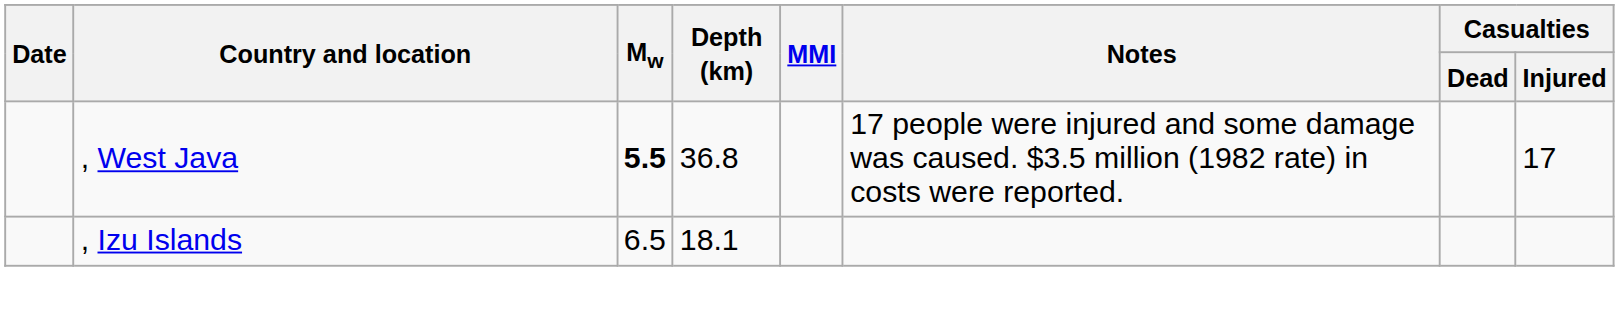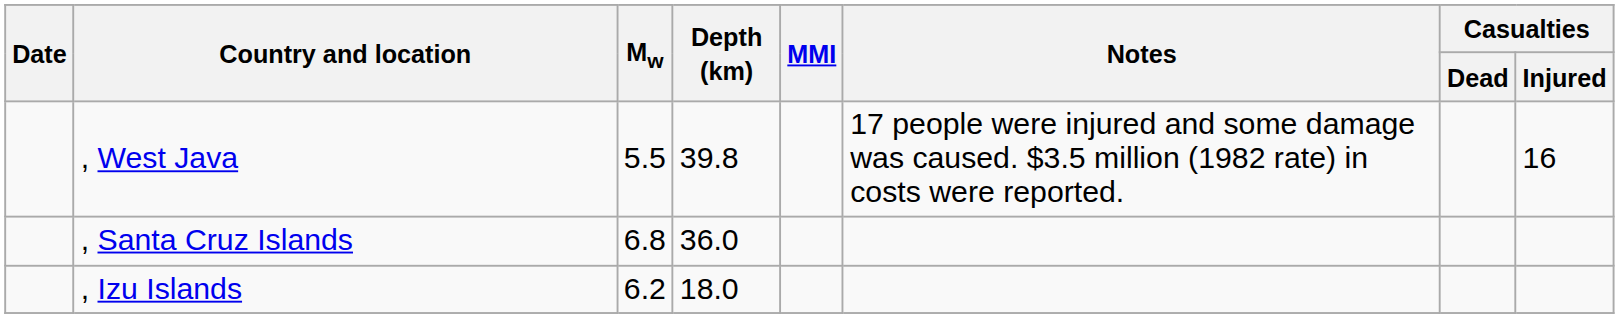(645, 158) bold -> (645, 158) normal
(709, 158) 36.8 -> (709, 158) 39.8
(1539, 158) 17 -> (1539, 158) 16
+ row: (217, 240)
(645, 240) 6.5 -> (645, 288) 6.2
(709, 240) 18.1 -> (709, 288) 18.0
